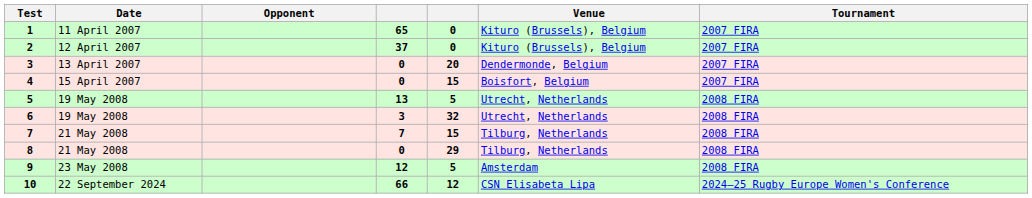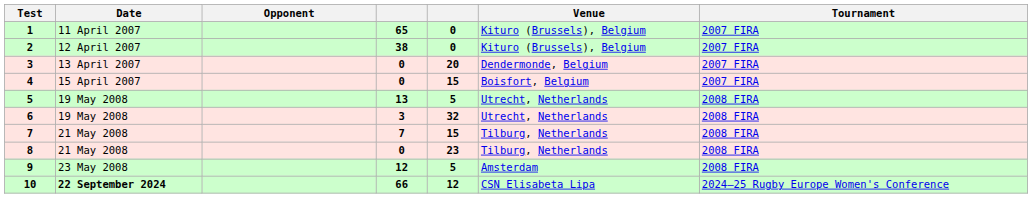(402, 47) 37 -> (402, 47) 38
(453, 150) 29 -> (453, 150) 23
(112, 185) normal -> (112, 185) bold
